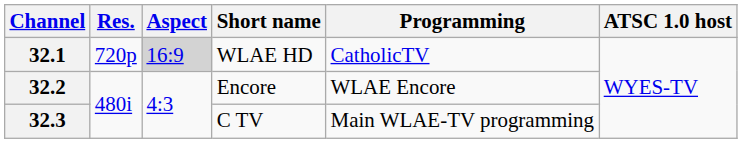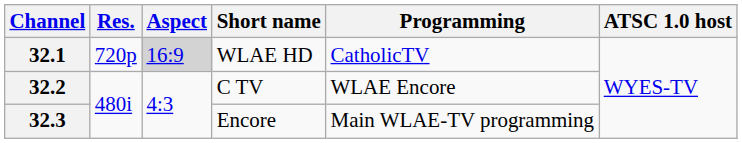(246, 87) Encore -> (240, 87) C TV
(240, 120) C TV -> (246, 120) Encore
